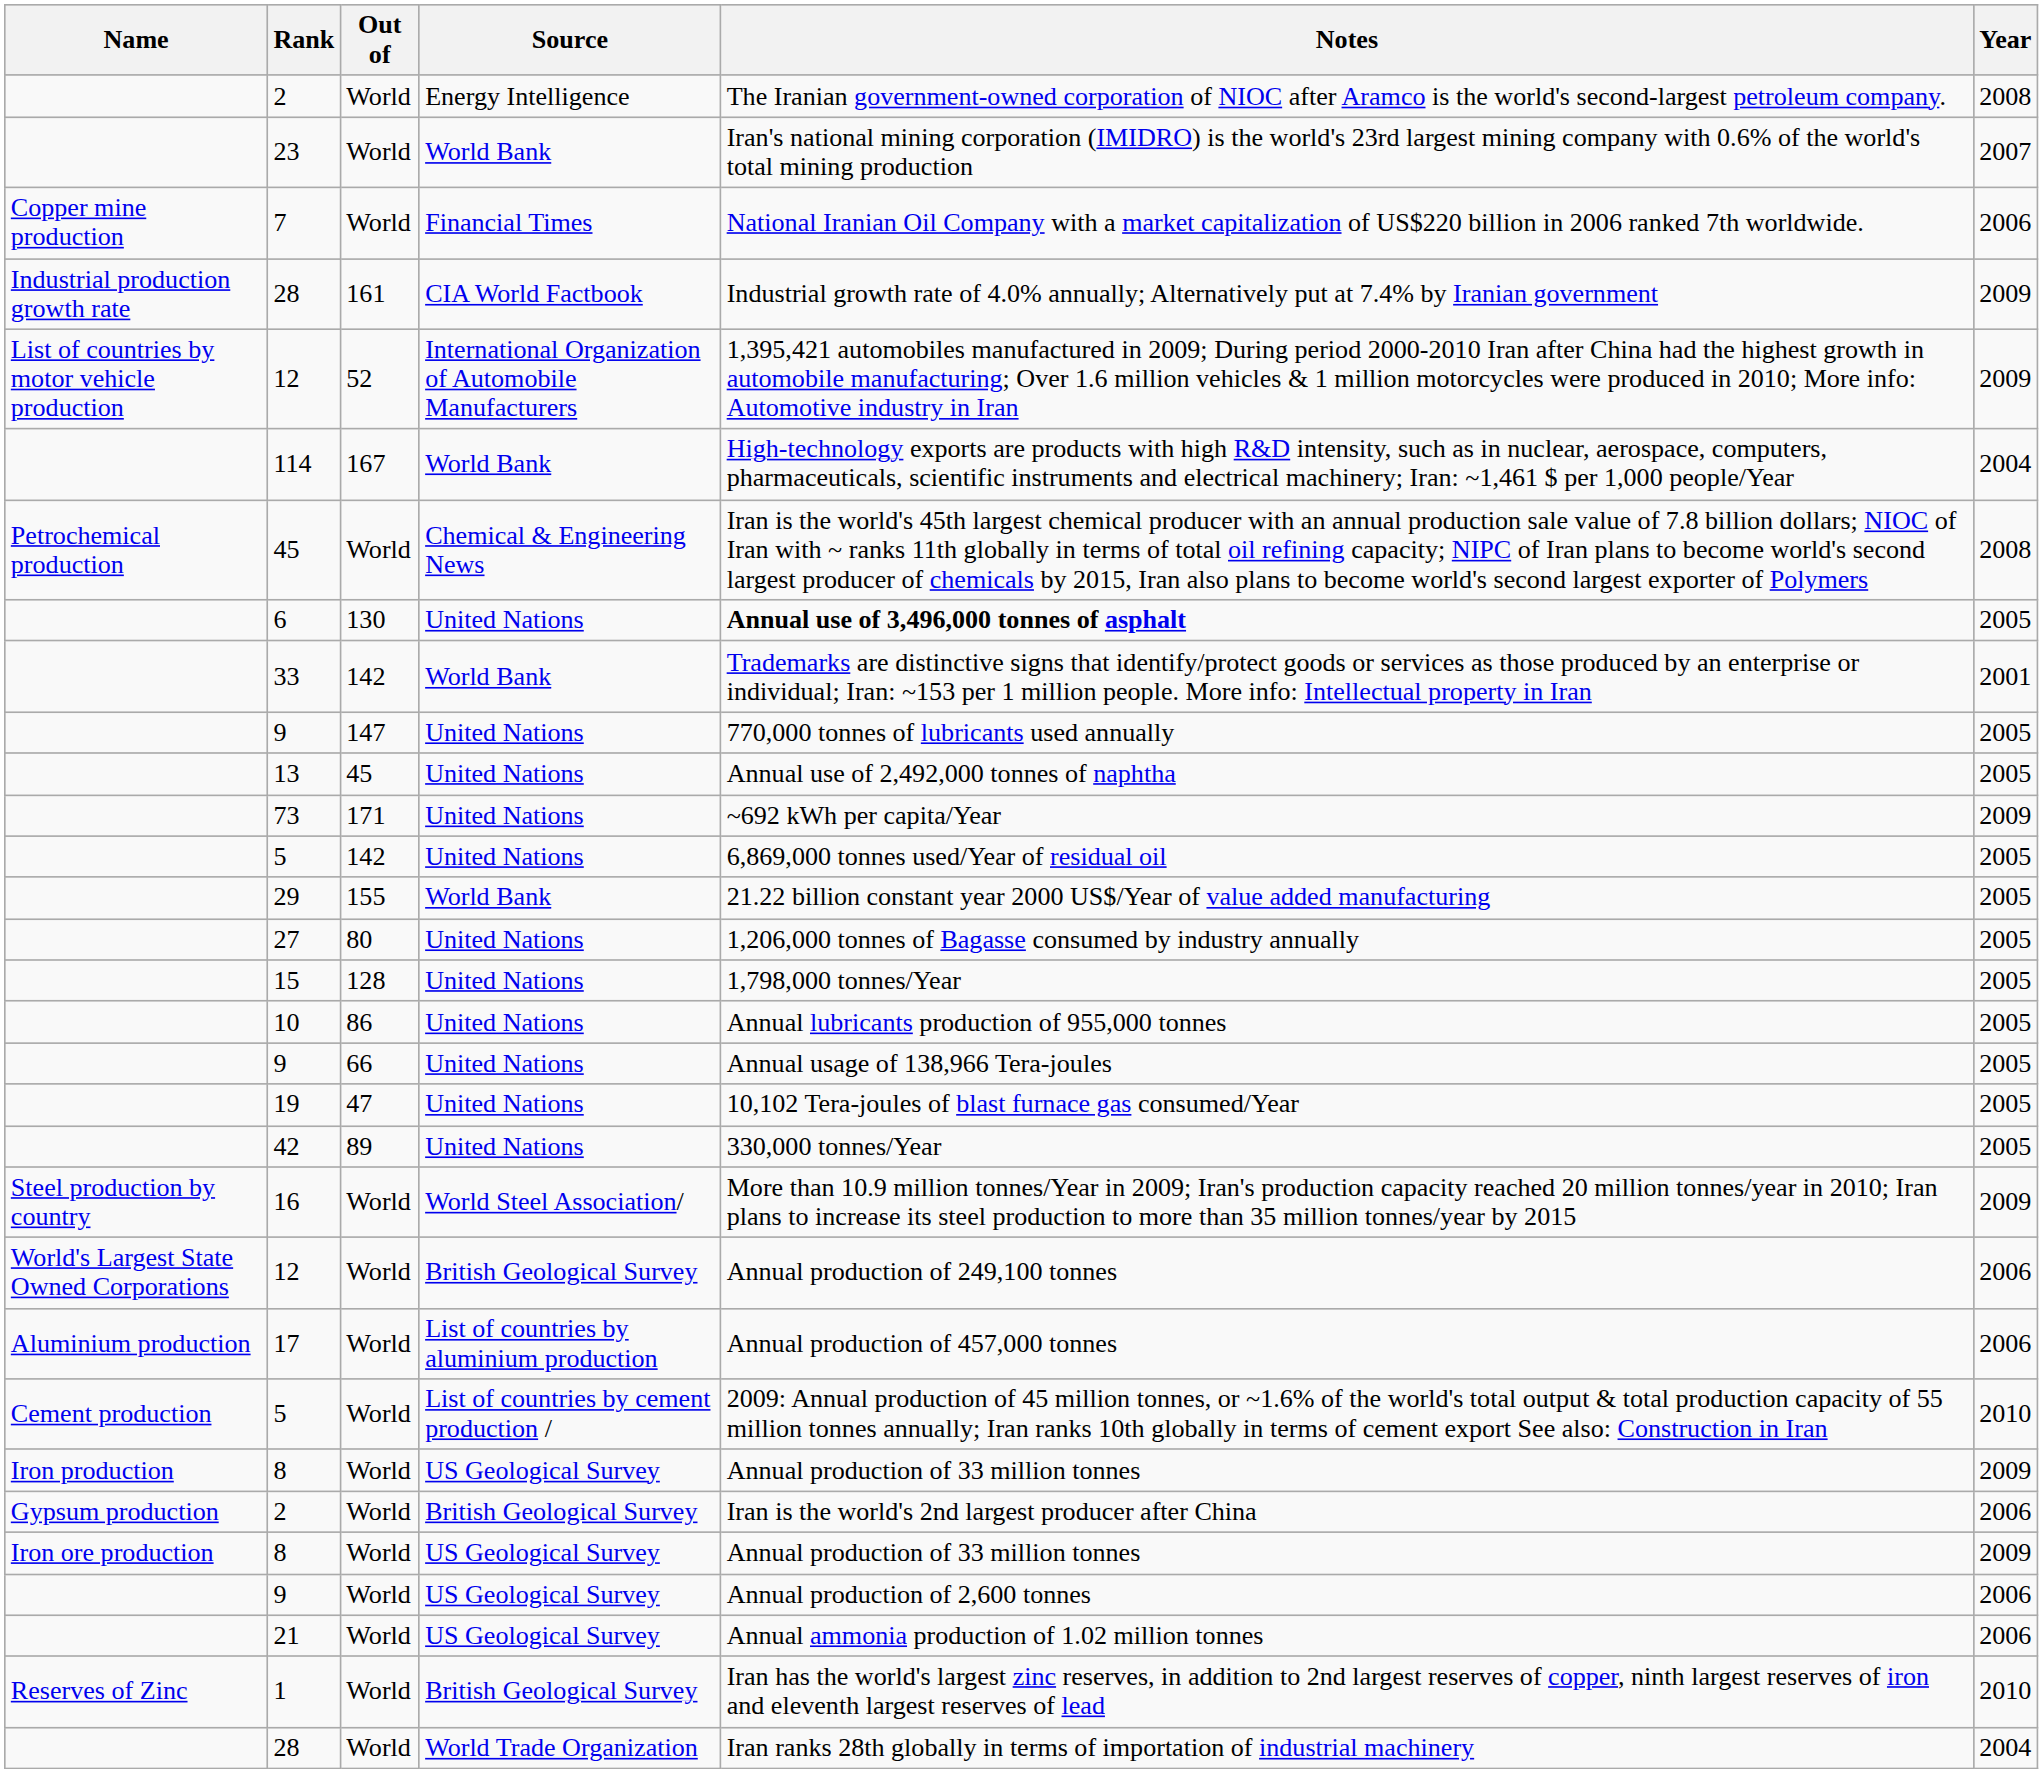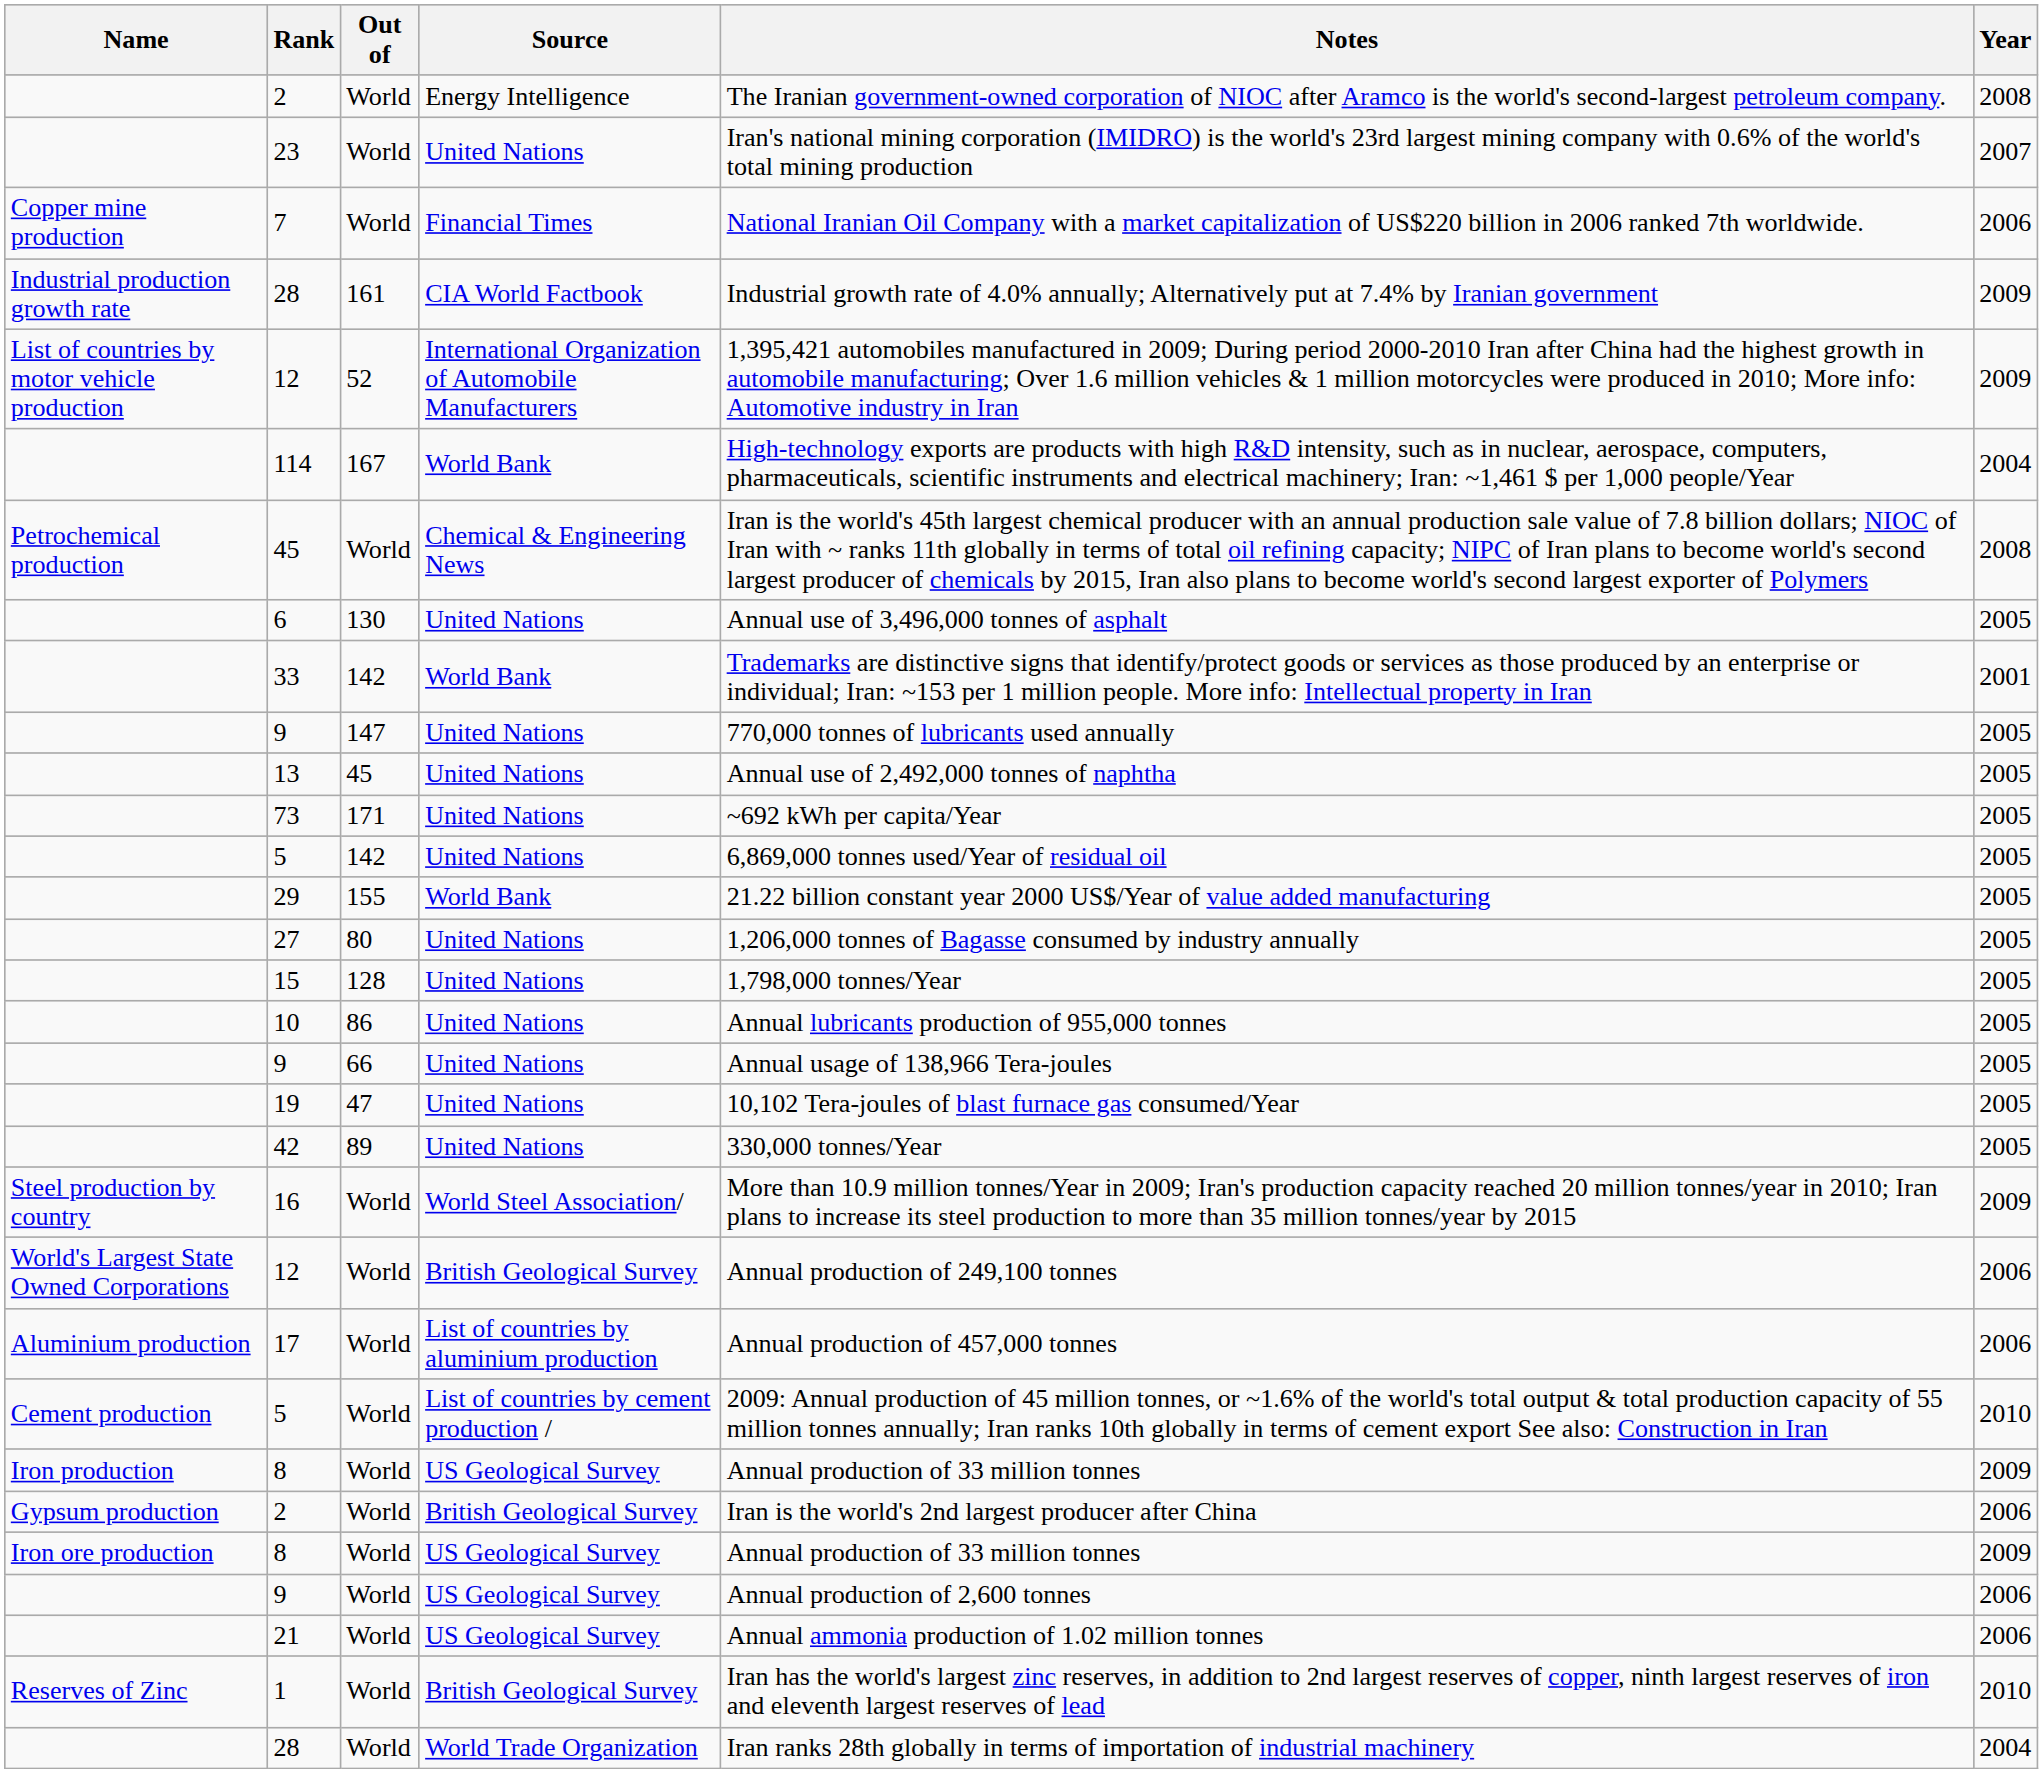(488, 151) World Bank -> (504, 151) United Nations
(956, 620) bold -> (947, 620) normal
(2005, 814) 2009 -> (2005, 814) 2005
